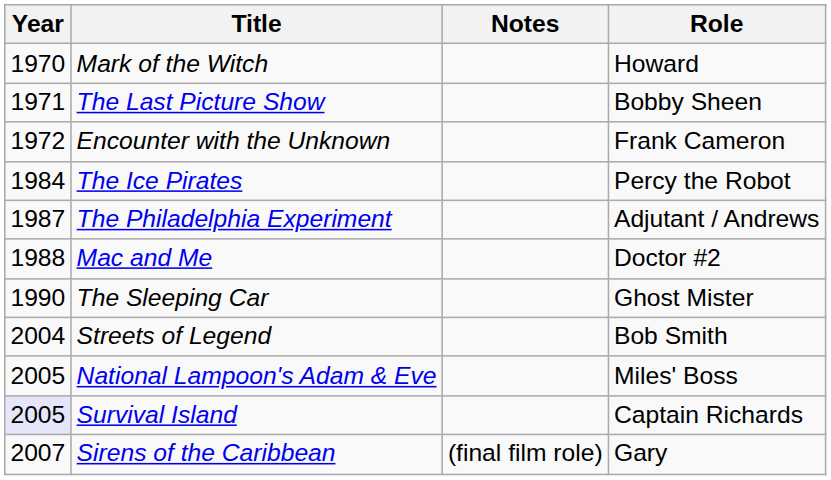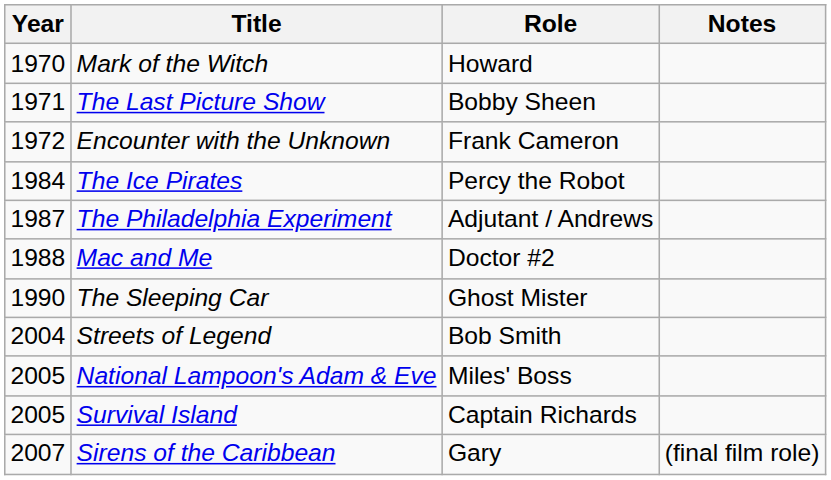columns swapped: (717, 24) <-> (525, 24)
(38, 414) lavender background -> (38, 414) no background
